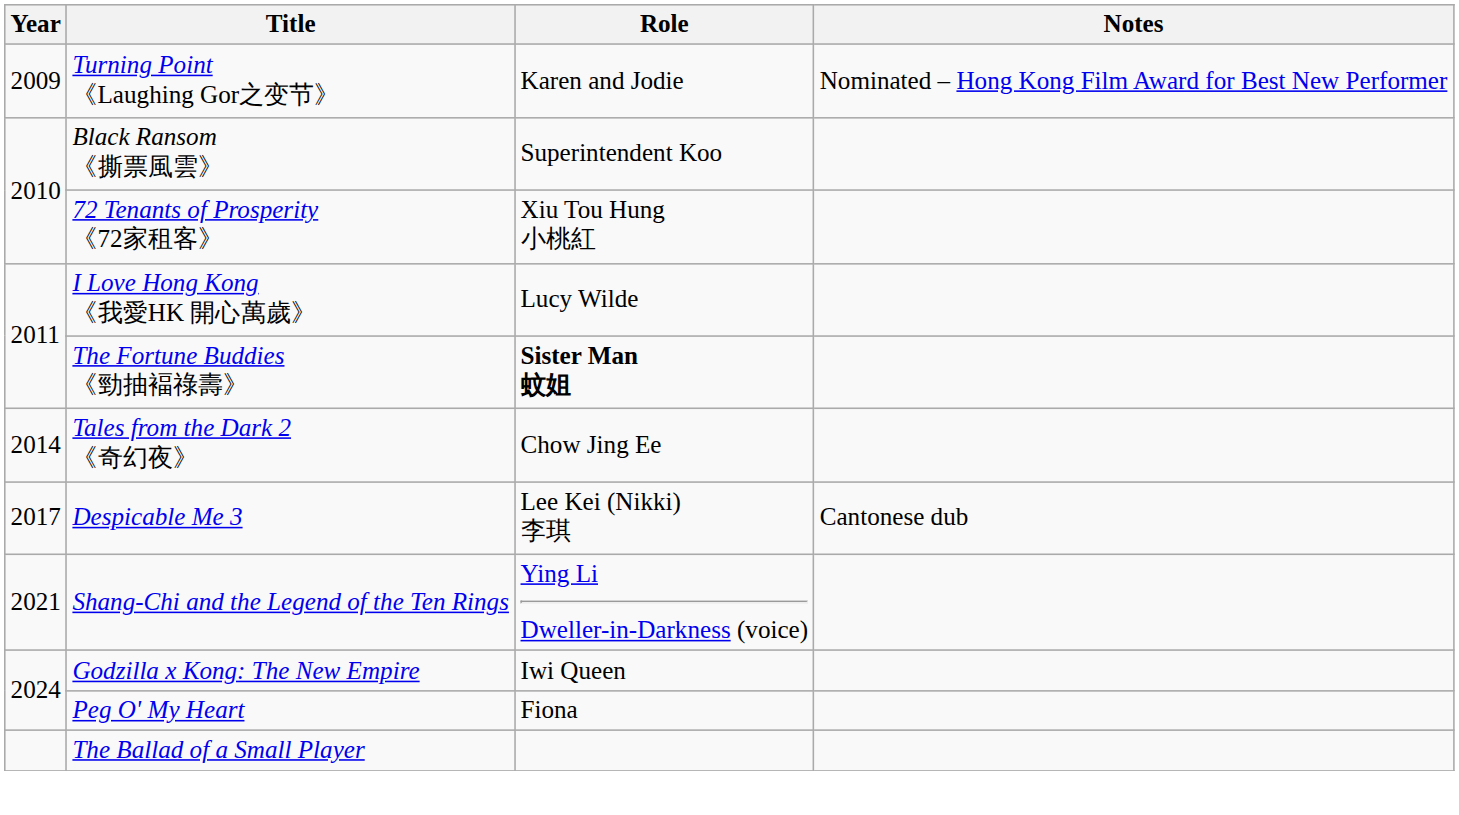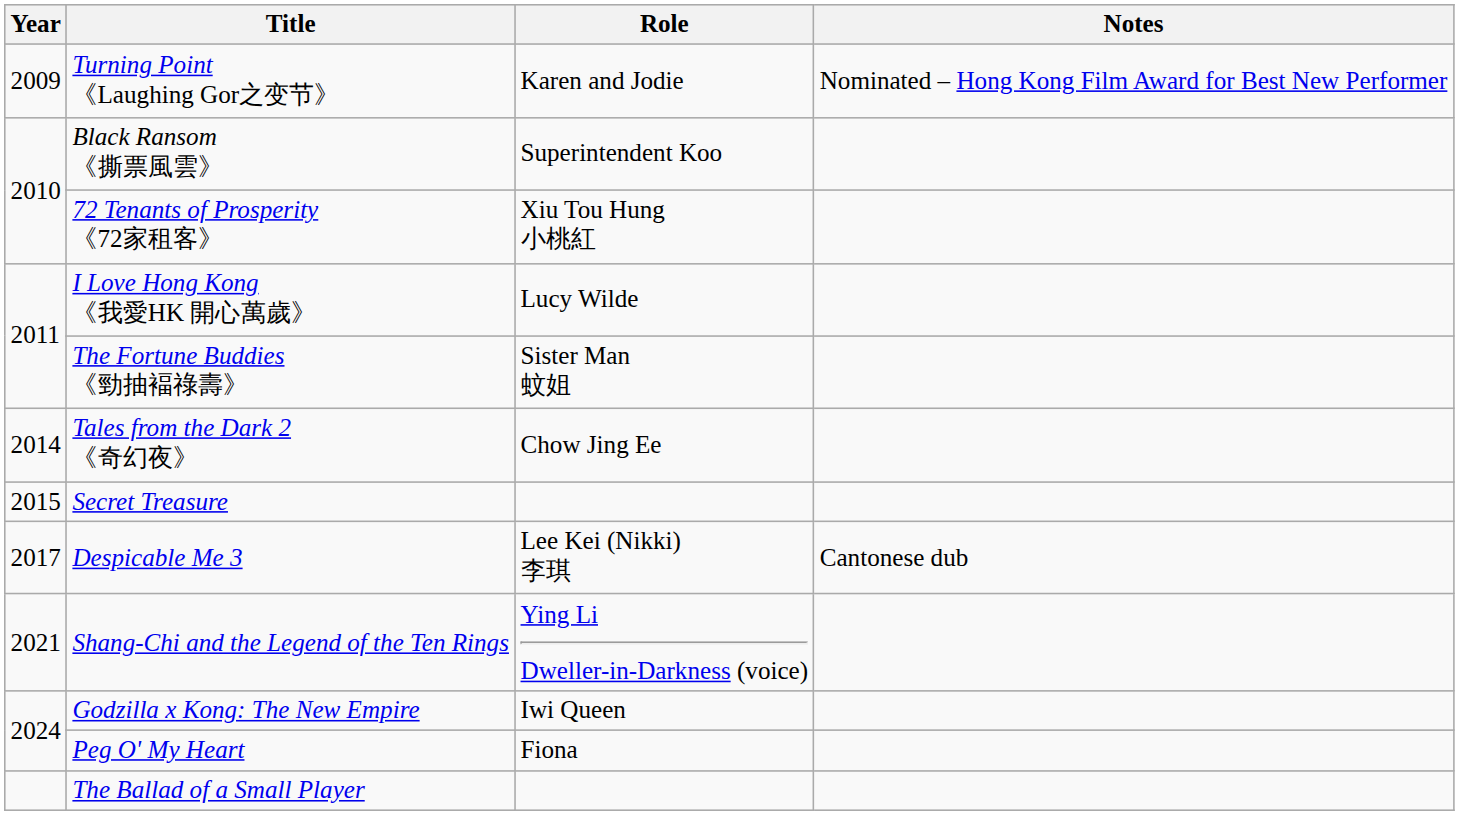(579, 370) bold -> (575, 370) normal
+ row: (150, 501)
